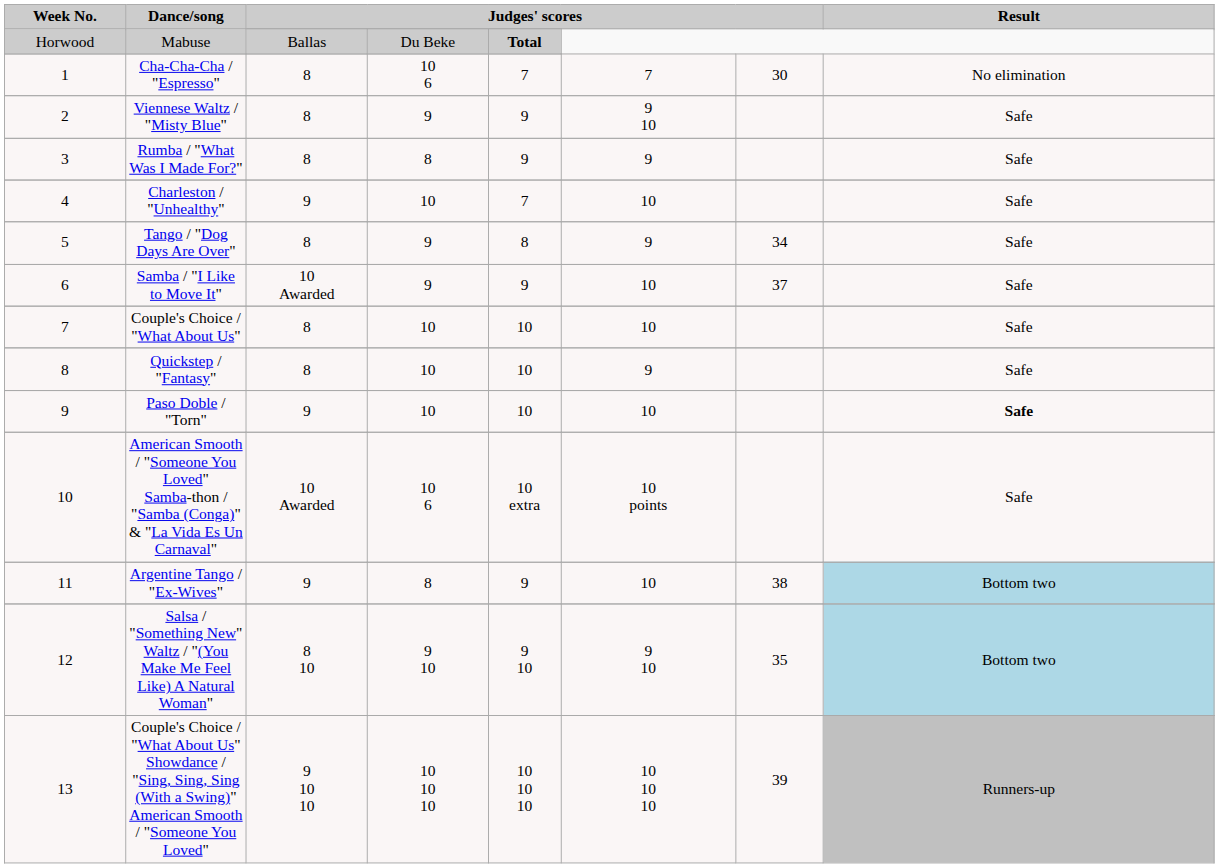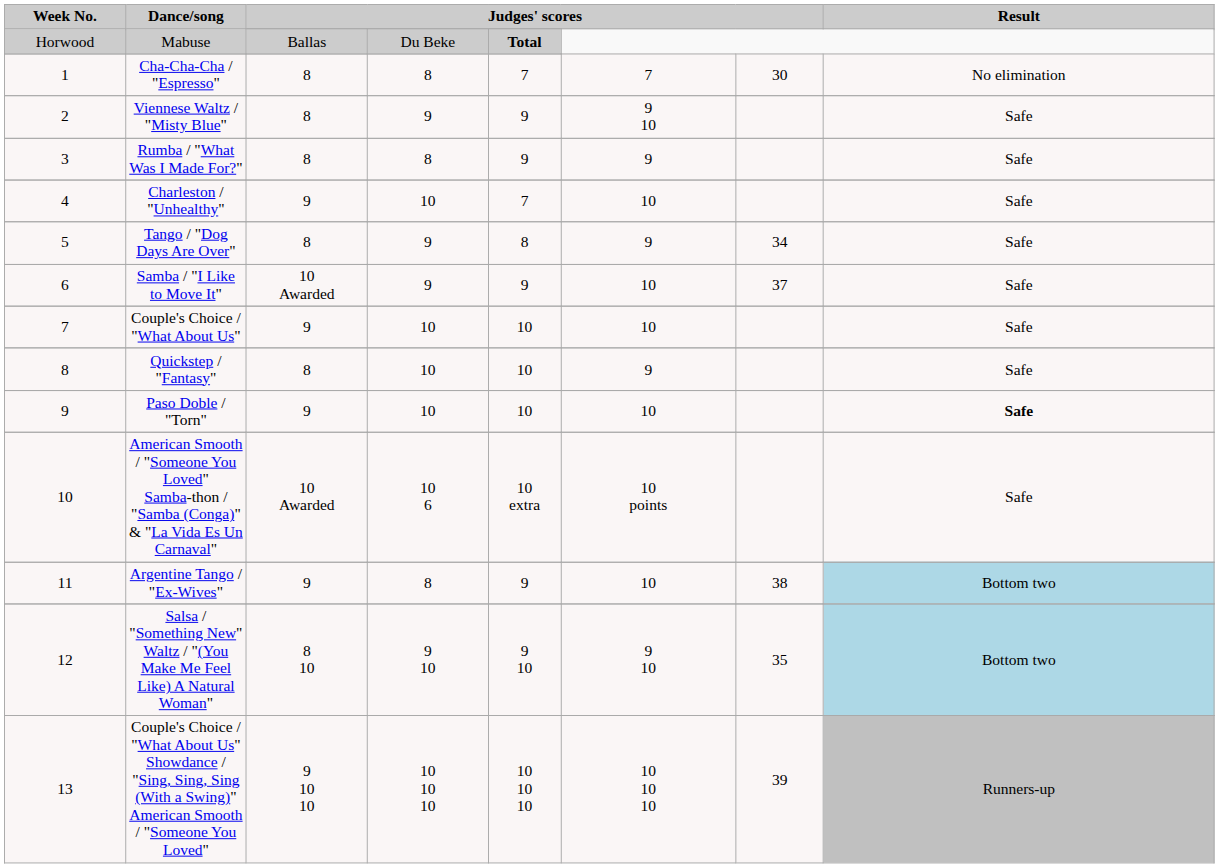(428, 74) 10 6 -> (428, 74) 8
(307, 327) 8 -> (307, 327) 9
